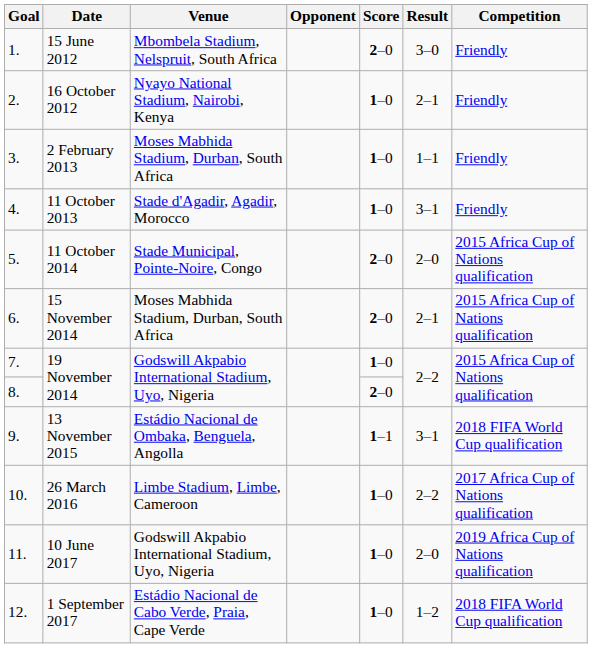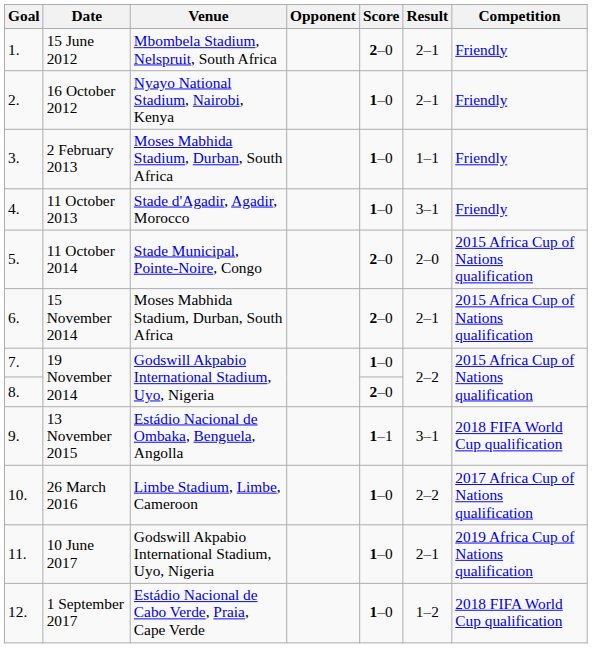(427, 49) 3–0 -> (427, 49) 2–1
(427, 554) 2–0 -> (427, 554) 2–1
